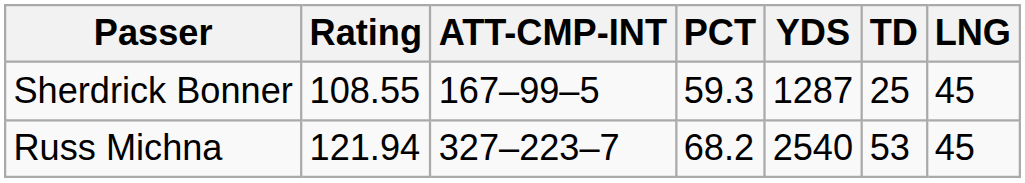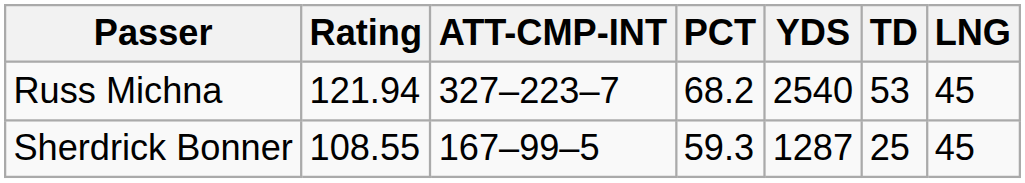rows swapped: (118, 147) <-> (153, 90)
